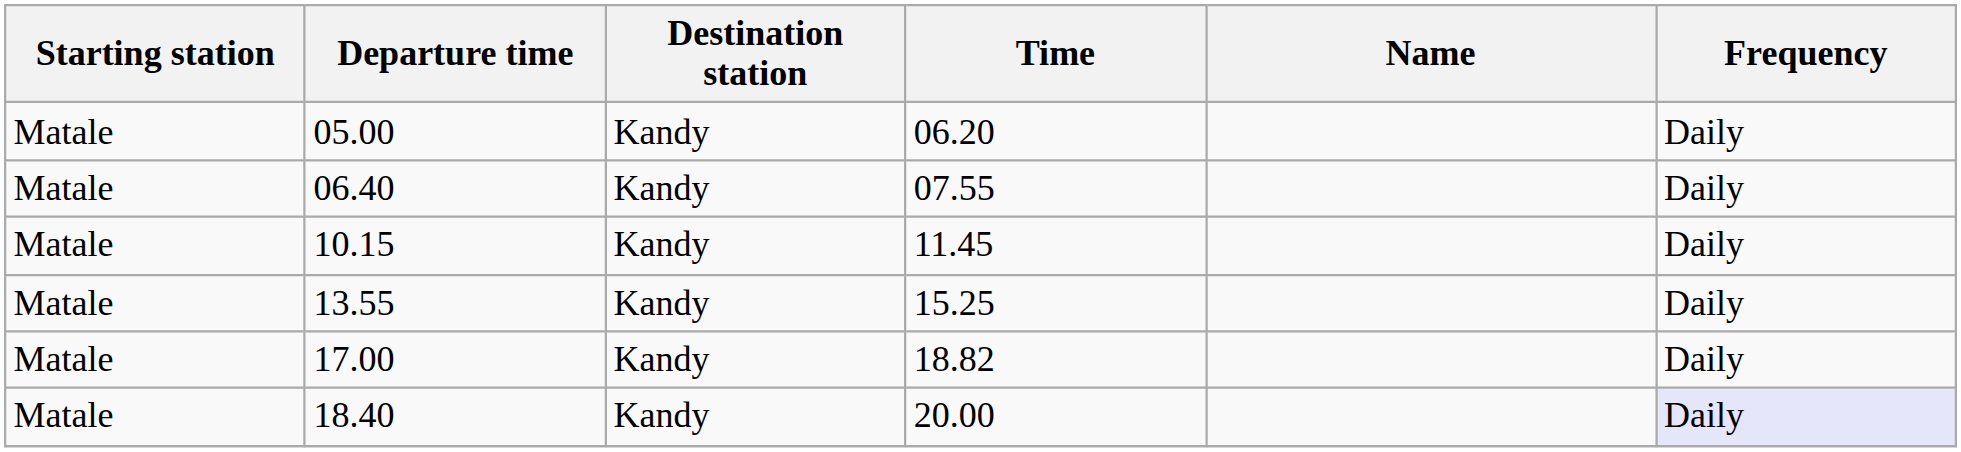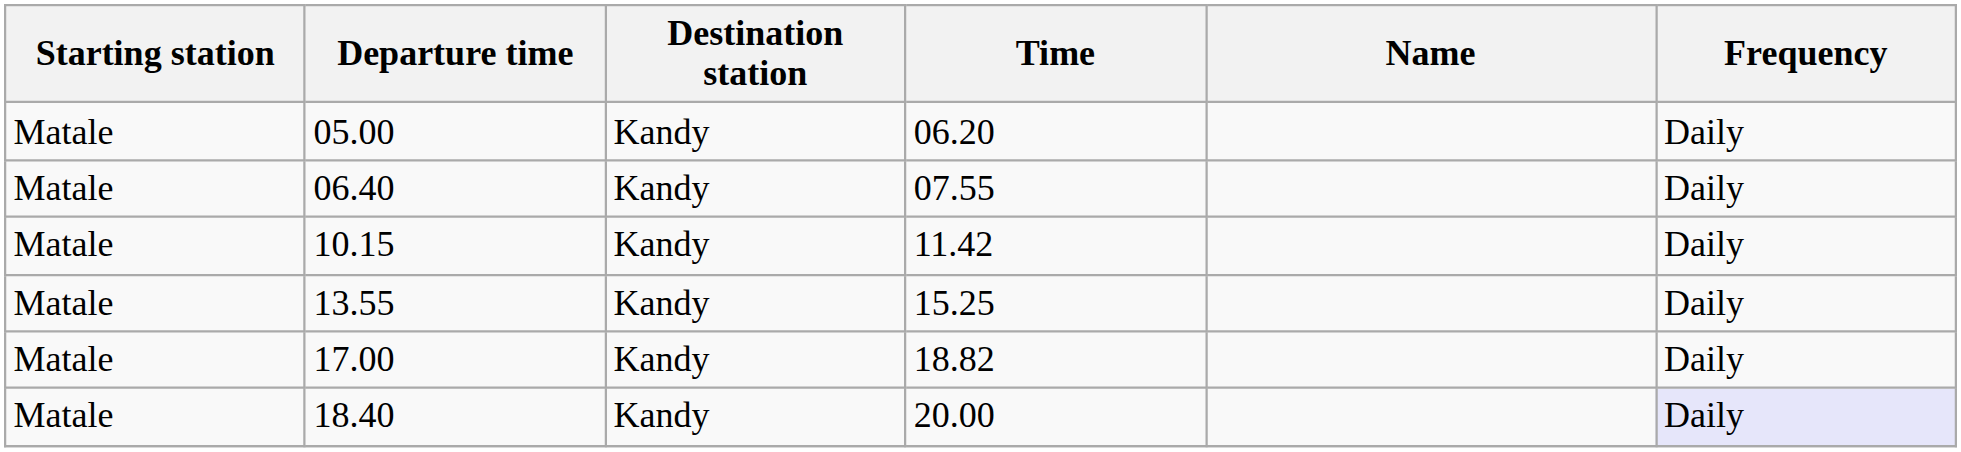(954, 244) 11.45 -> (954, 244) 11.42
